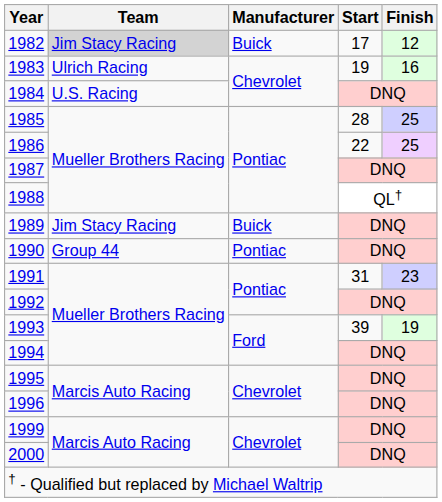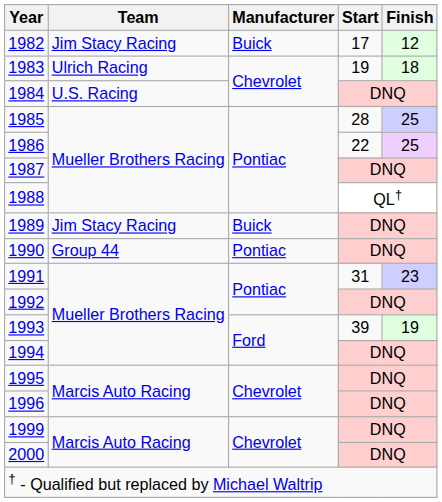(114, 43) lightgrey background -> (114, 43) no background
(410, 69) 16 -> (410, 69) 18
